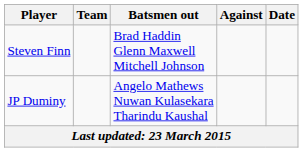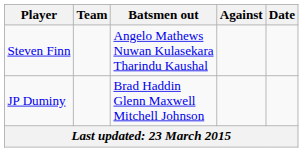(159, 50) Brad Haddin Glenn Maxwell Mitchell Johnson -> (164, 50) Angelo Mathews Nuwan Kulasekara Tharindu Kaushal
(164, 100) Angelo Mathews Nuwan Kulasekara Tharindu Kaushal -> (159, 100) Brad Haddin Glenn Maxwell Mitchell Johnson
